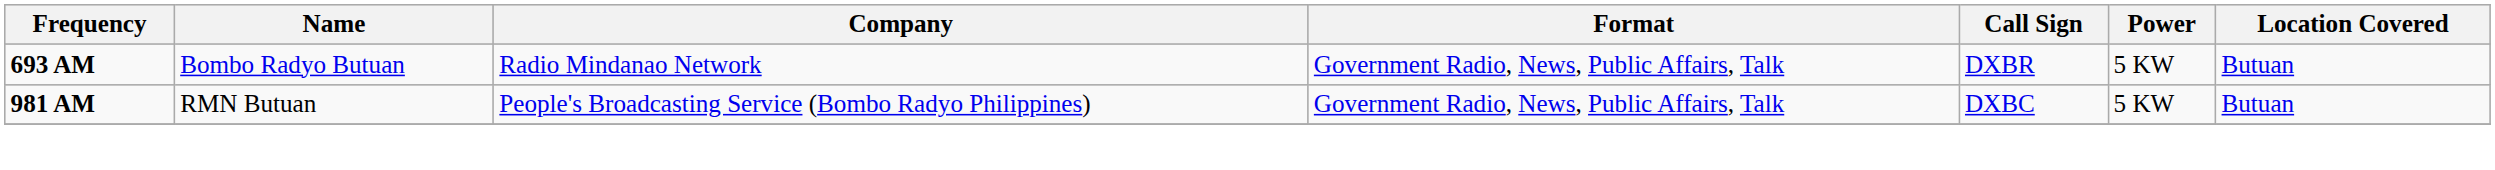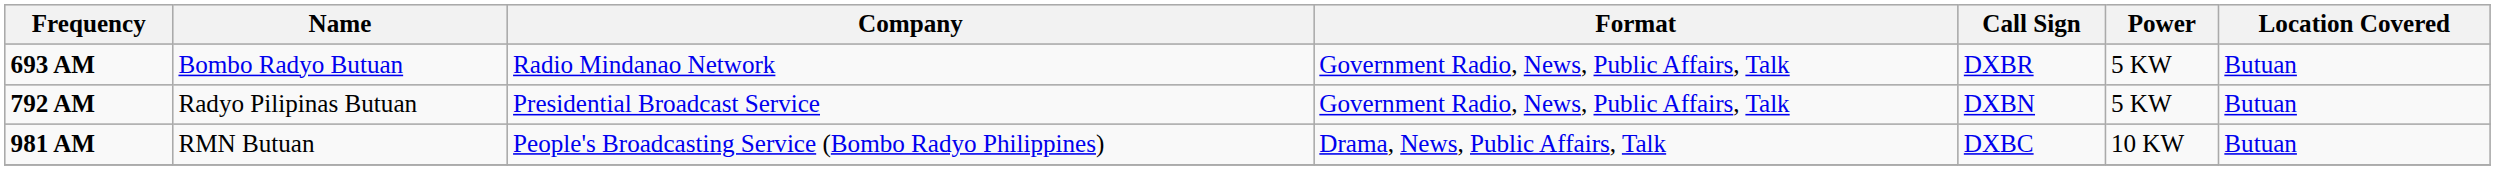+ row: (53, 104)
(1549, 104) Government Radio, News, Public Affairs, Talk -> (1493, 143) Drama, News, Public Affairs, Talk
(2144, 104) 5 KW -> (2148, 143) 10 KW
